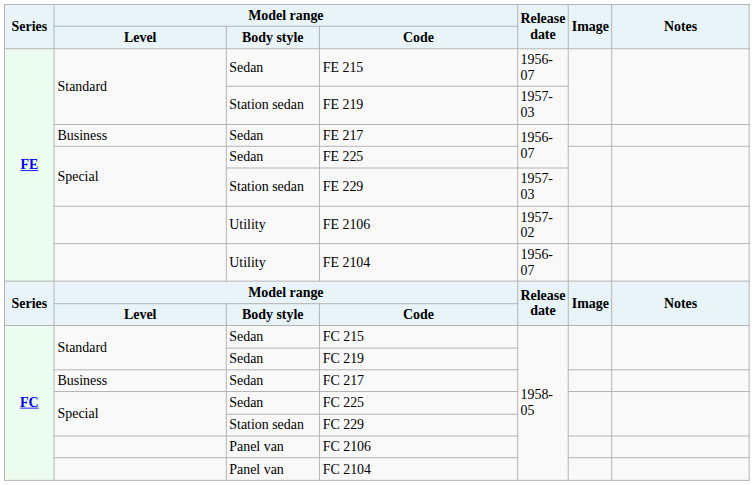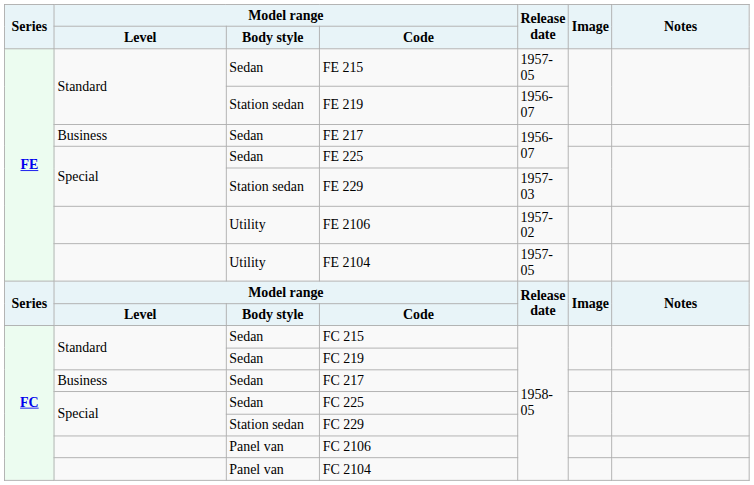(537, 67) 1956-07 -> (537, 67) 1957-05
(537, 105) 1957-03 -> (537, 105) 1956-07
(537, 262) 1956-07 -> (537, 262) 1957-05
